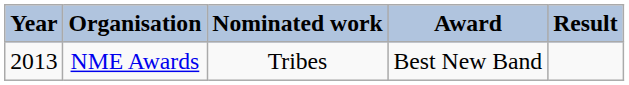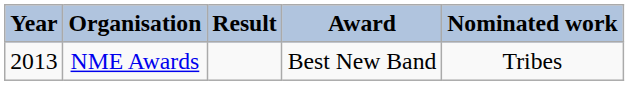columns swapped: (297, 23) <-> (585, 23)
